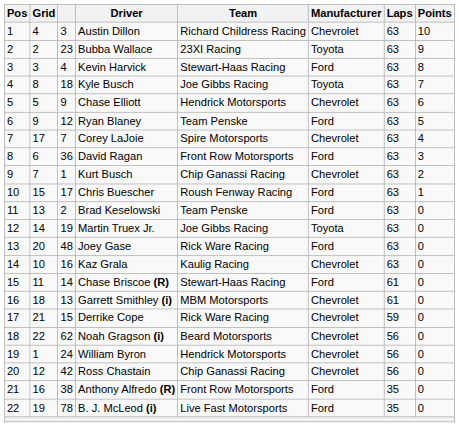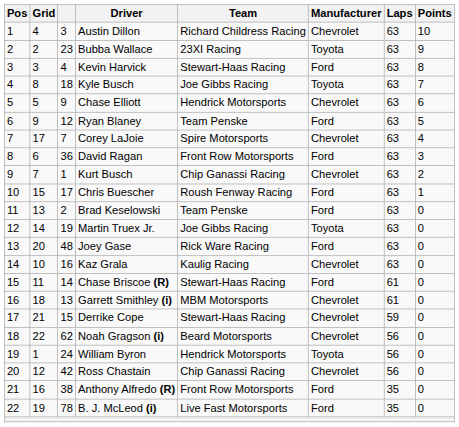(225, 317) Rick Ware Racing -> (233, 317) Stewart-Haas Racing
(335, 353) Chevrolet -> (327, 353) Toyota
